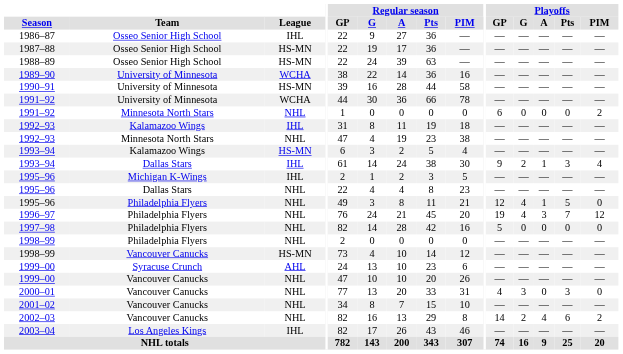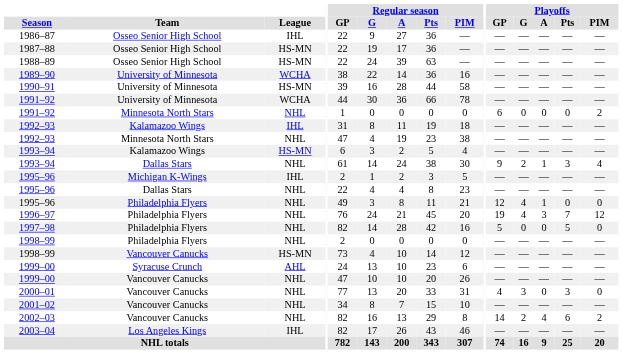(295, 164) IHL -> (295, 164) NHL
(567, 202) 5 -> (567, 202) 0
(567, 228) 0 -> (567, 228) 5
